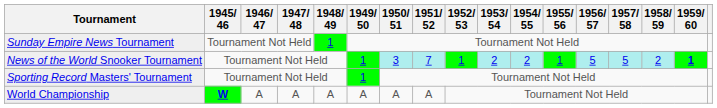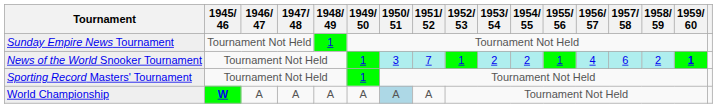(593, 60) 5 -> (593, 60) 4
(625, 60) 5 -> (625, 60) 6
(396, 94) no background -> (396, 94) lightblue background
